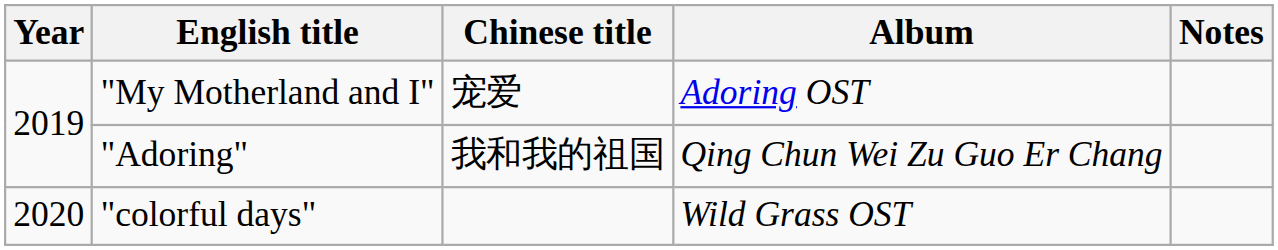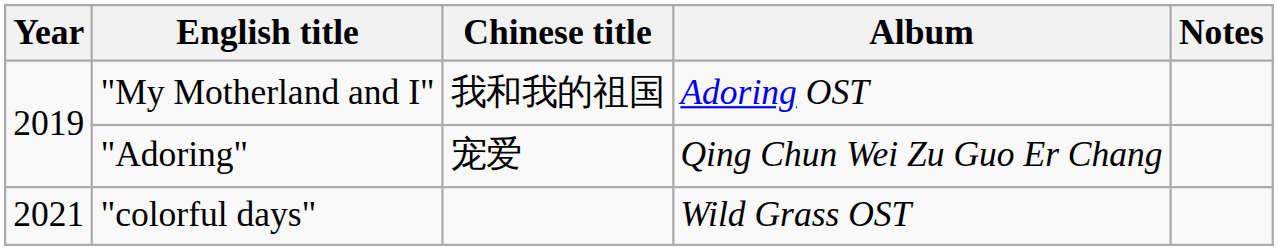(486, 91) 宠爱 -> (557, 91) 我和我的祖国
(557, 154) 我和我的祖国 -> (486, 154) 宠爱
(49, 214) 2020 -> (49, 214) 2021
